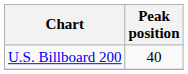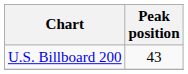(154, 57) 40 -> (154, 57) 43
